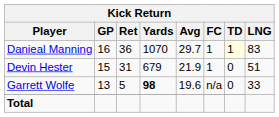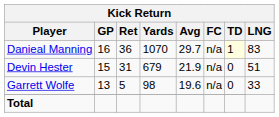(209, 49) 1 -> (214, 49) n/a
(209, 67) 1 -> (214, 67) n/a
(149, 85) bold -> (149, 85) normal
